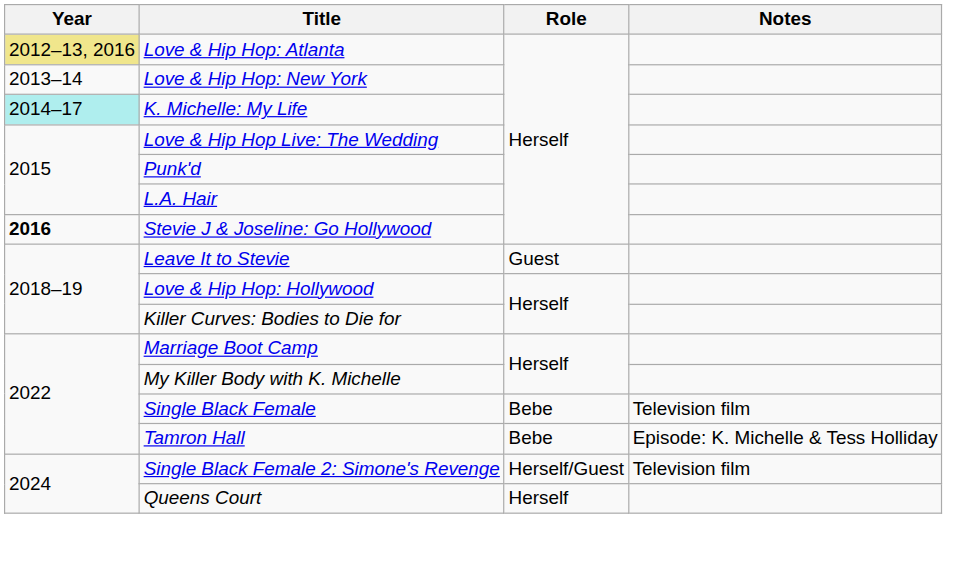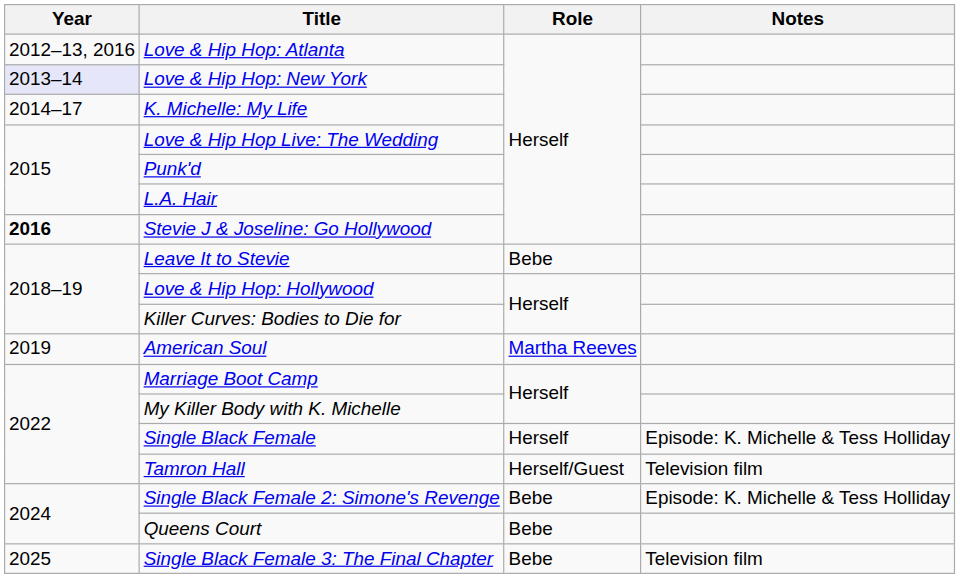(72, 49) khaki background -> (72, 49) no background
(46, 79) no background -> (46, 79) lavender background
(46, 109) paleturquoise background -> (46, 109) no background
(534, 259) Guest -> (531, 259) Bebe
+ row: (205, 348)
(531, 408) Bebe -> (538, 438) Herself
(691, 408) Television film -> (798, 438) Episode: K. Michelle & Tess Holliday
(531, 438) Bebe -> (566, 468) Herself/Guest
(785, 438) Episode: K. Michelle & Tess Holliday -> (704, 468) Television film
(566, 468) Herself/Guest -> (531, 498) Bebe
(691, 468) Television film -> (798, 498) Episode: K. Michelle & Tess Holliday
(538, 498) Herself -> (531, 528) Bebe
+ row: (318, 558)
